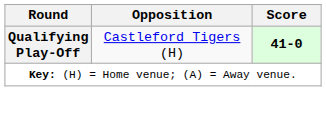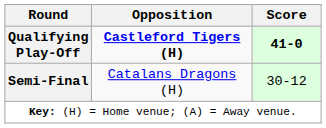(172, 45) normal -> (172, 45) bold
+ row: (48, 82)
